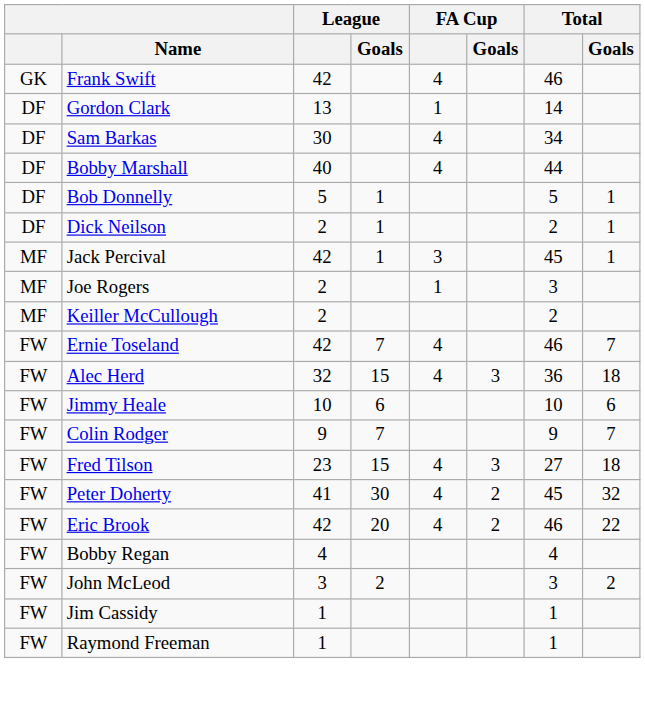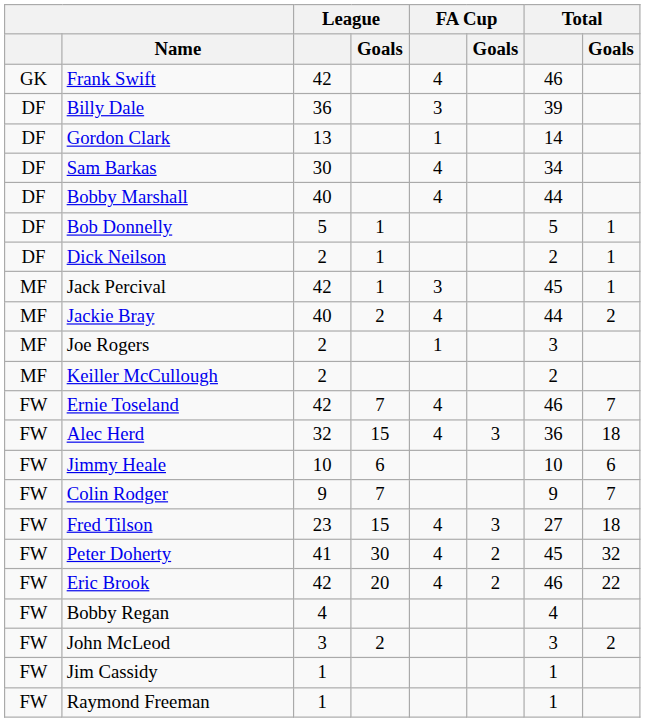+ row: (105, 108)
+ row: (111, 316)
